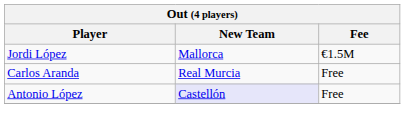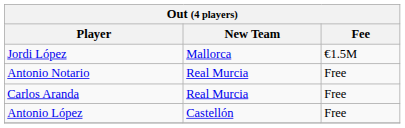+ row: (48, 73)
(202, 93) lavender background -> (210, 113) no background
